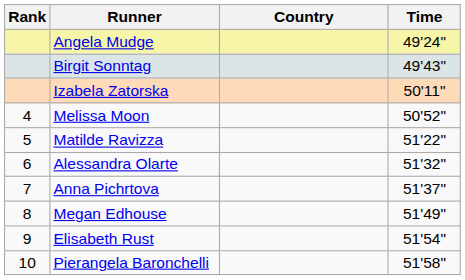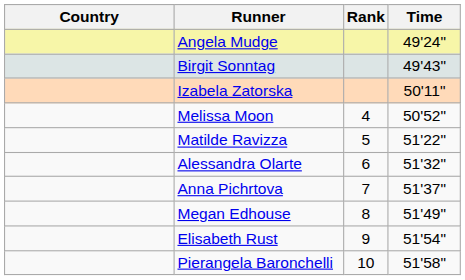columns swapped: (27, 17) <-> (304, 17)
